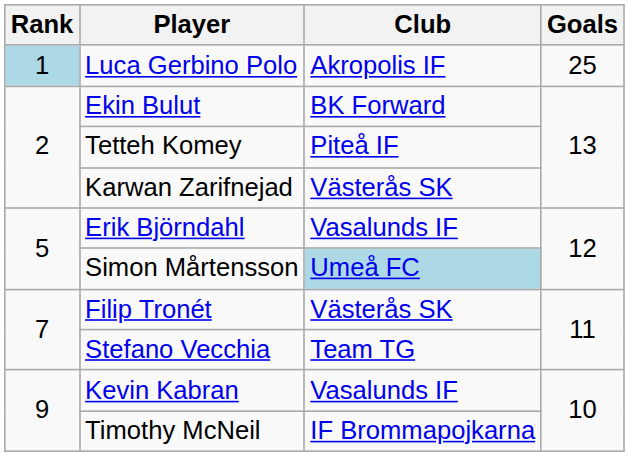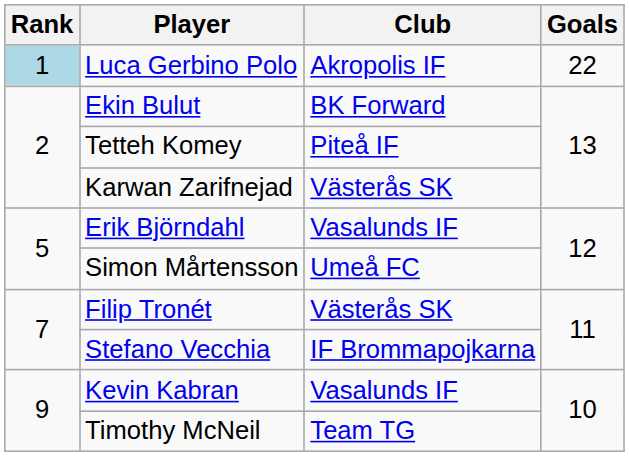(582, 65) 25 -> (582, 65) 22
(365, 268) lightblue background -> (365, 268) no background
(363, 349) Team TG -> (423, 349) IF Brommapojkarna
(423, 430) IF Brommapojkarna -> (363, 430) Team TG
